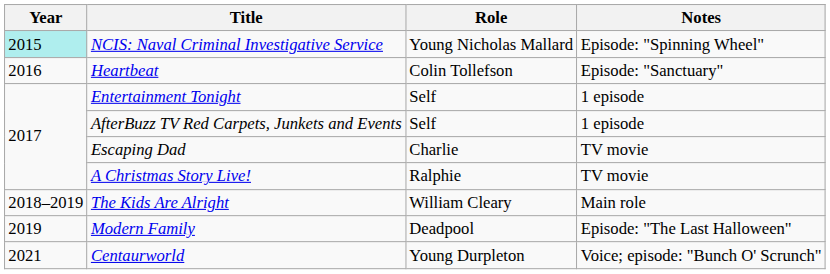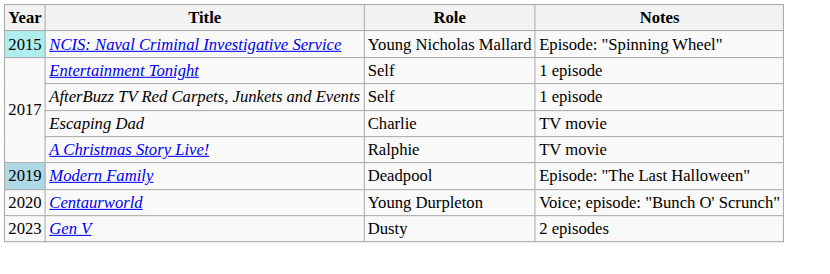- row: (125, 70)
- row: (160, 202)
(25, 228) no background -> (25, 176) lightblue background
(25, 255) 2021 -> (25, 202) 2020
+ row: (70, 228)
